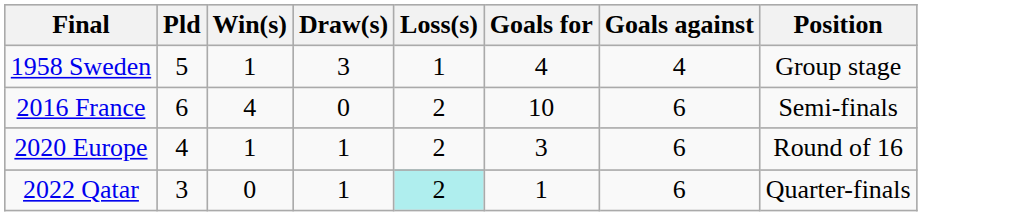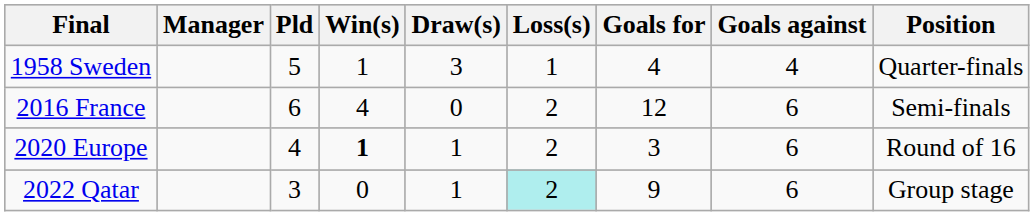+ column: (213, 25)
(838, 66) Group stage -> (951, 66) Quarter-finals
(541, 107) 10 -> (654, 107) 12
(250, 148) normal -> (362, 148) bold
(541, 189) 1 -> (654, 189) 9
(838, 189) Quarter-finals -> (951, 189) Group stage
